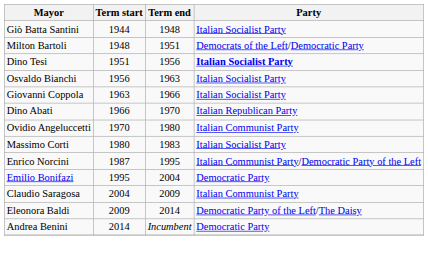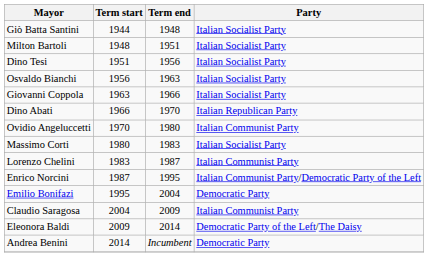(280, 45) Democrats of the Left/Democratic Party -> (241, 45) Italian Socialist Party
(245, 62) bold -> (241, 62) normal
+ row: (41, 161)
